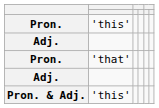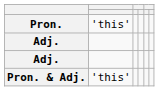- row: (46, 59)
